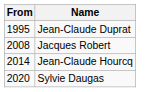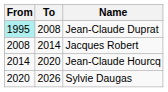+ column: (49, 12)
(18, 29) no background -> (18, 29) paleturquoise background
